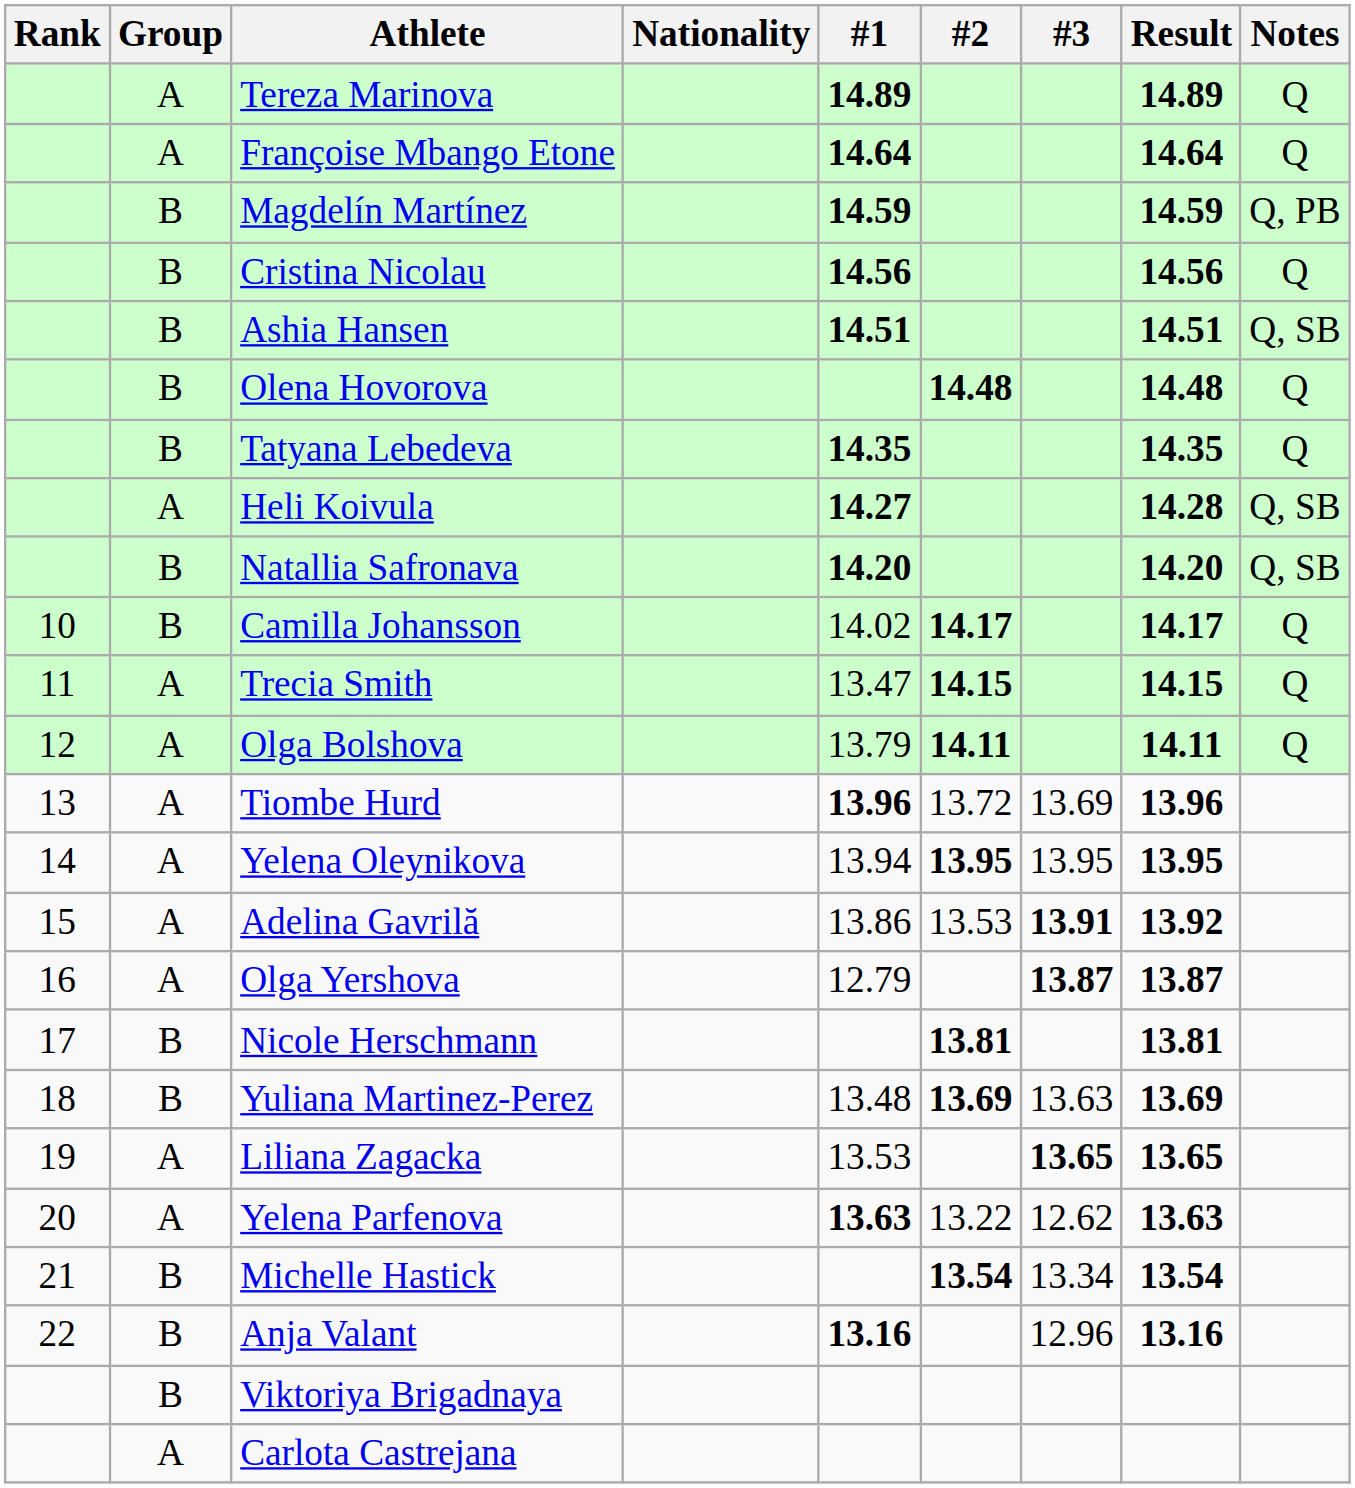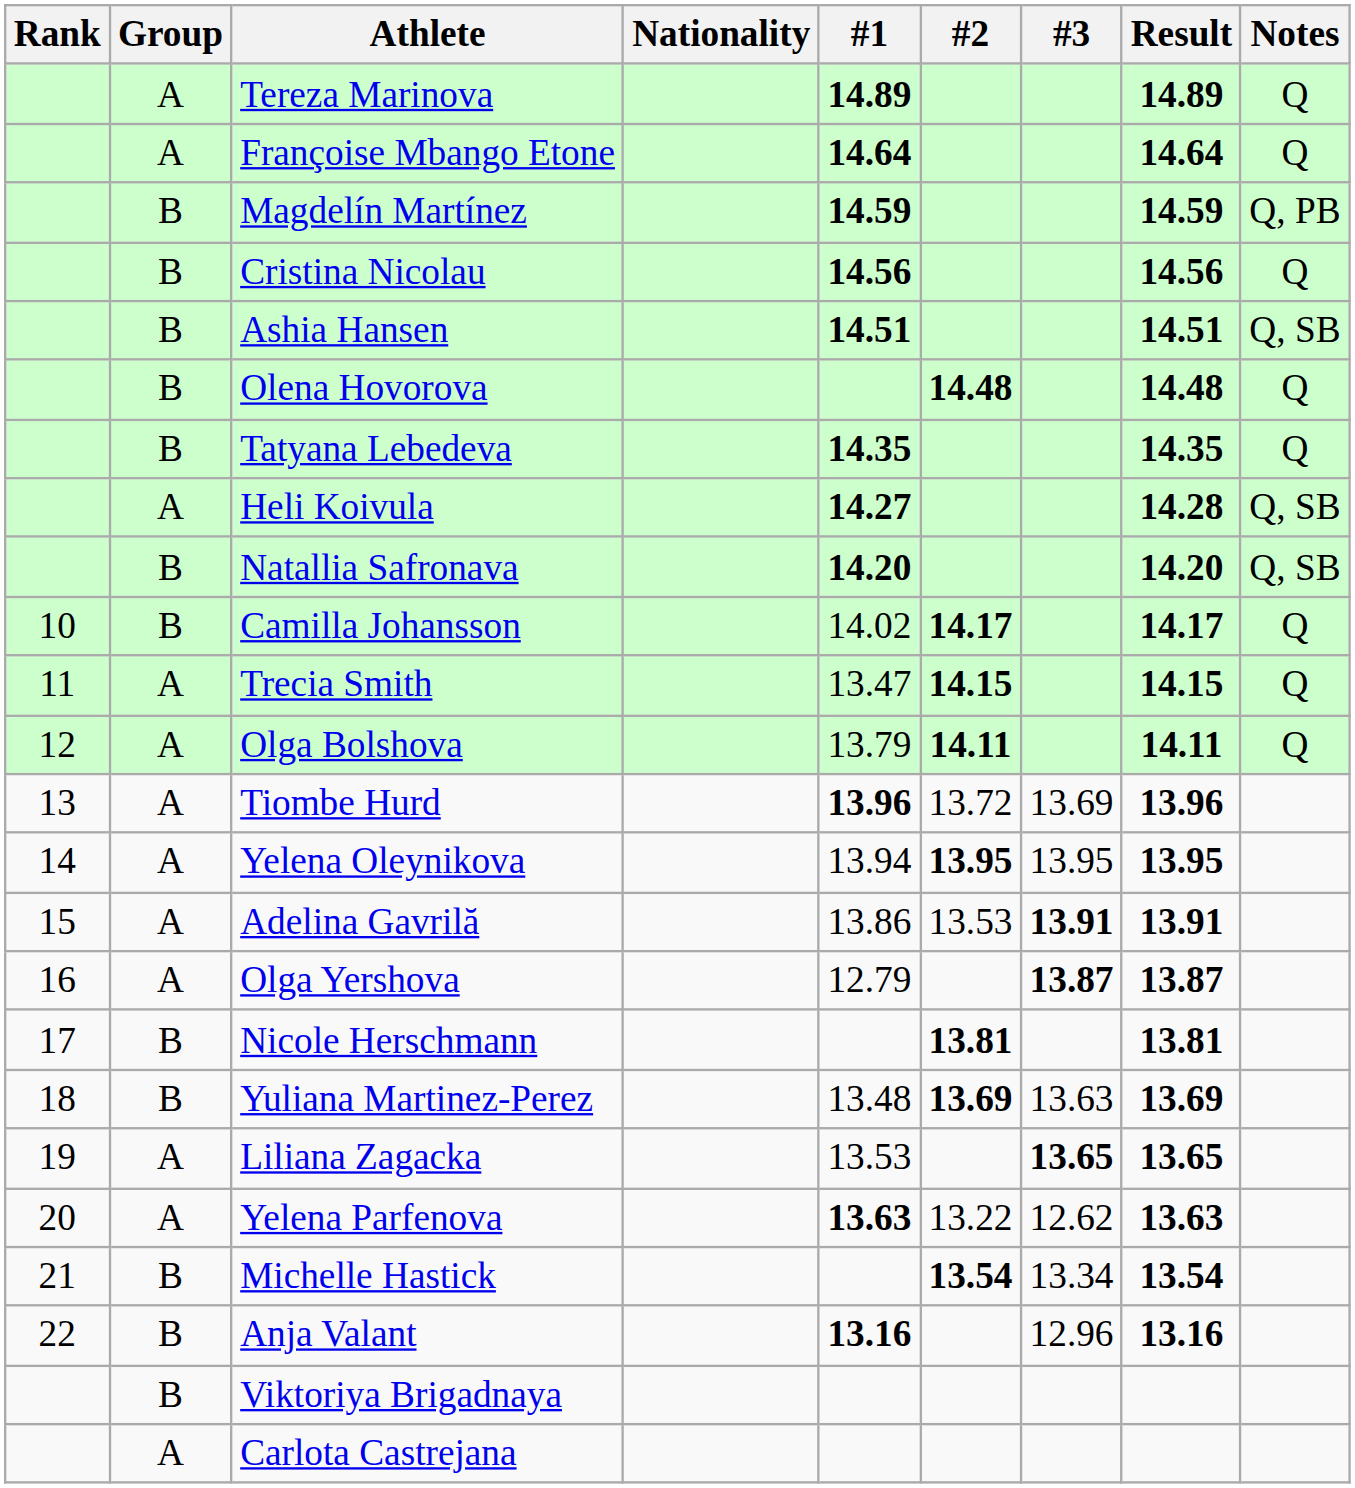(1181, 920) 13.92 -> (1181, 920) 13.91
